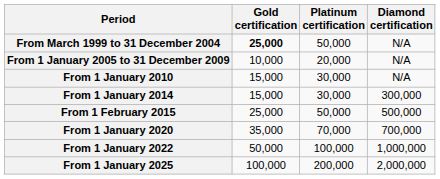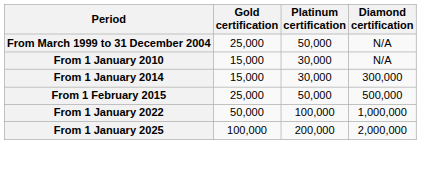(266, 43) bold -> (247, 43) normal
- row: (118, 60)
- row: (118, 130)
